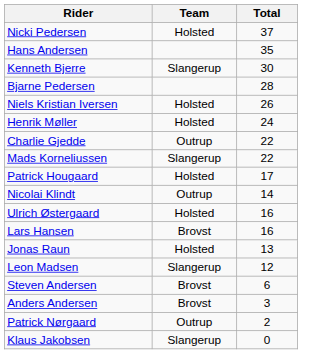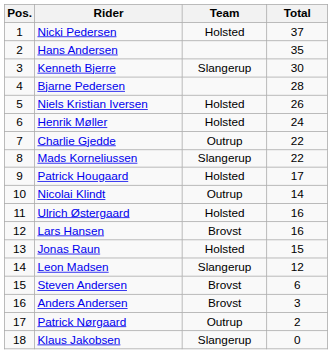+ column: (20, 13)
(267, 249) 13 -> (297, 249) 15
